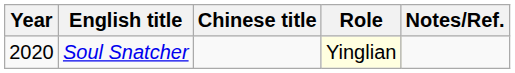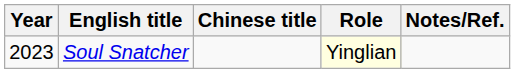(31, 52) 2020 -> (31, 52) 2023
